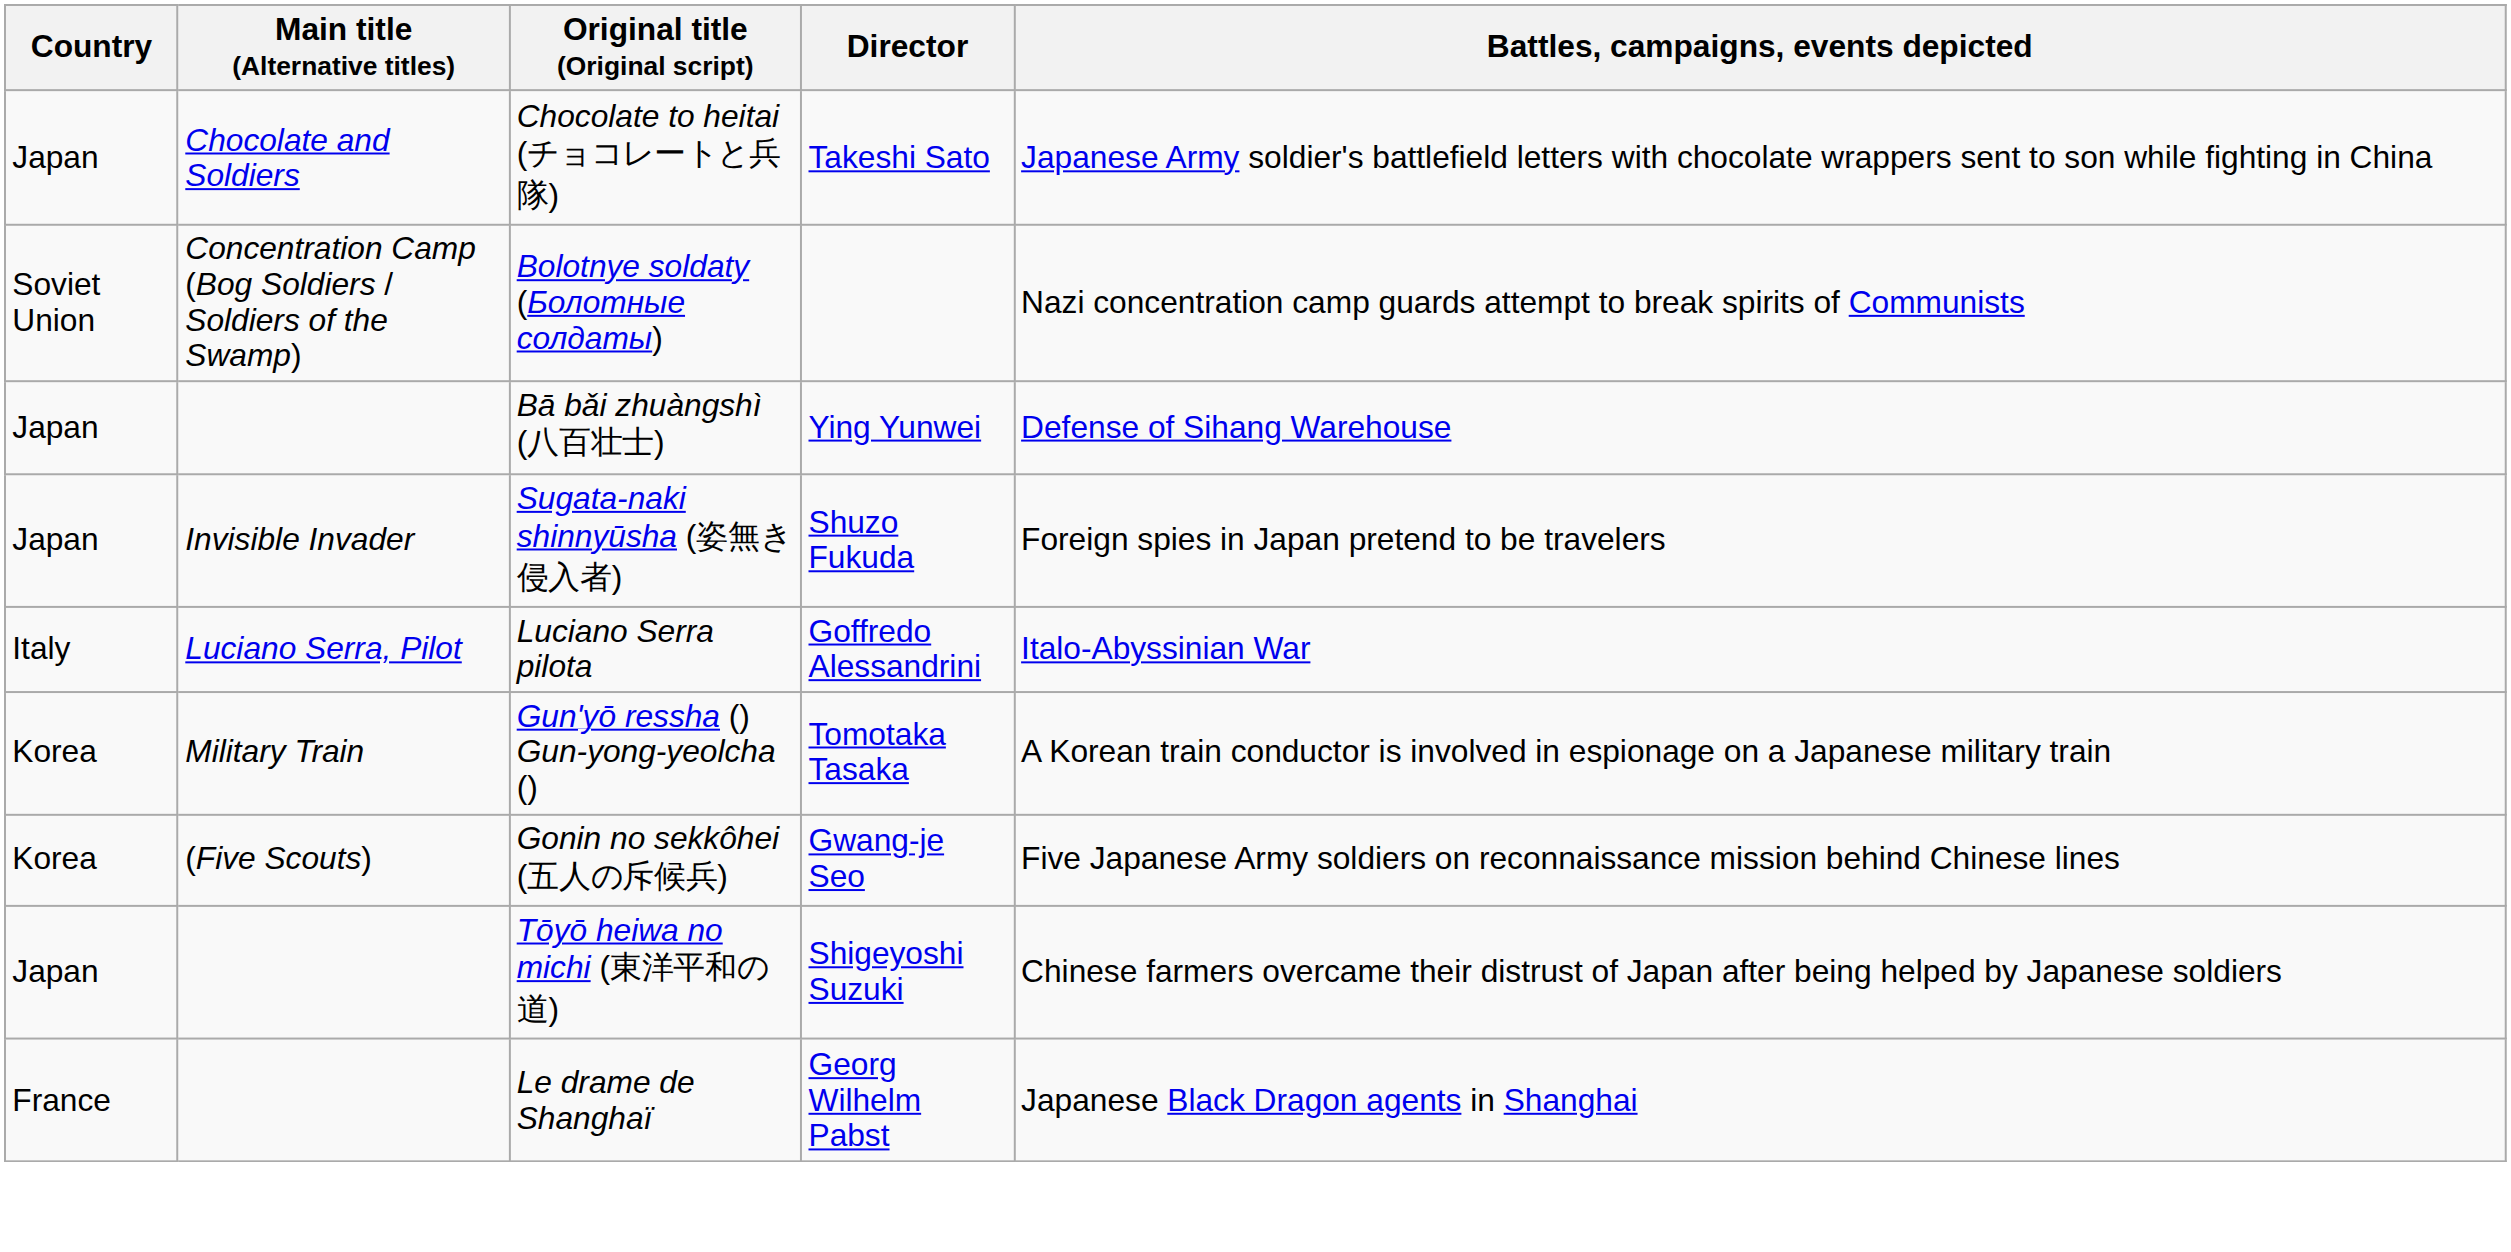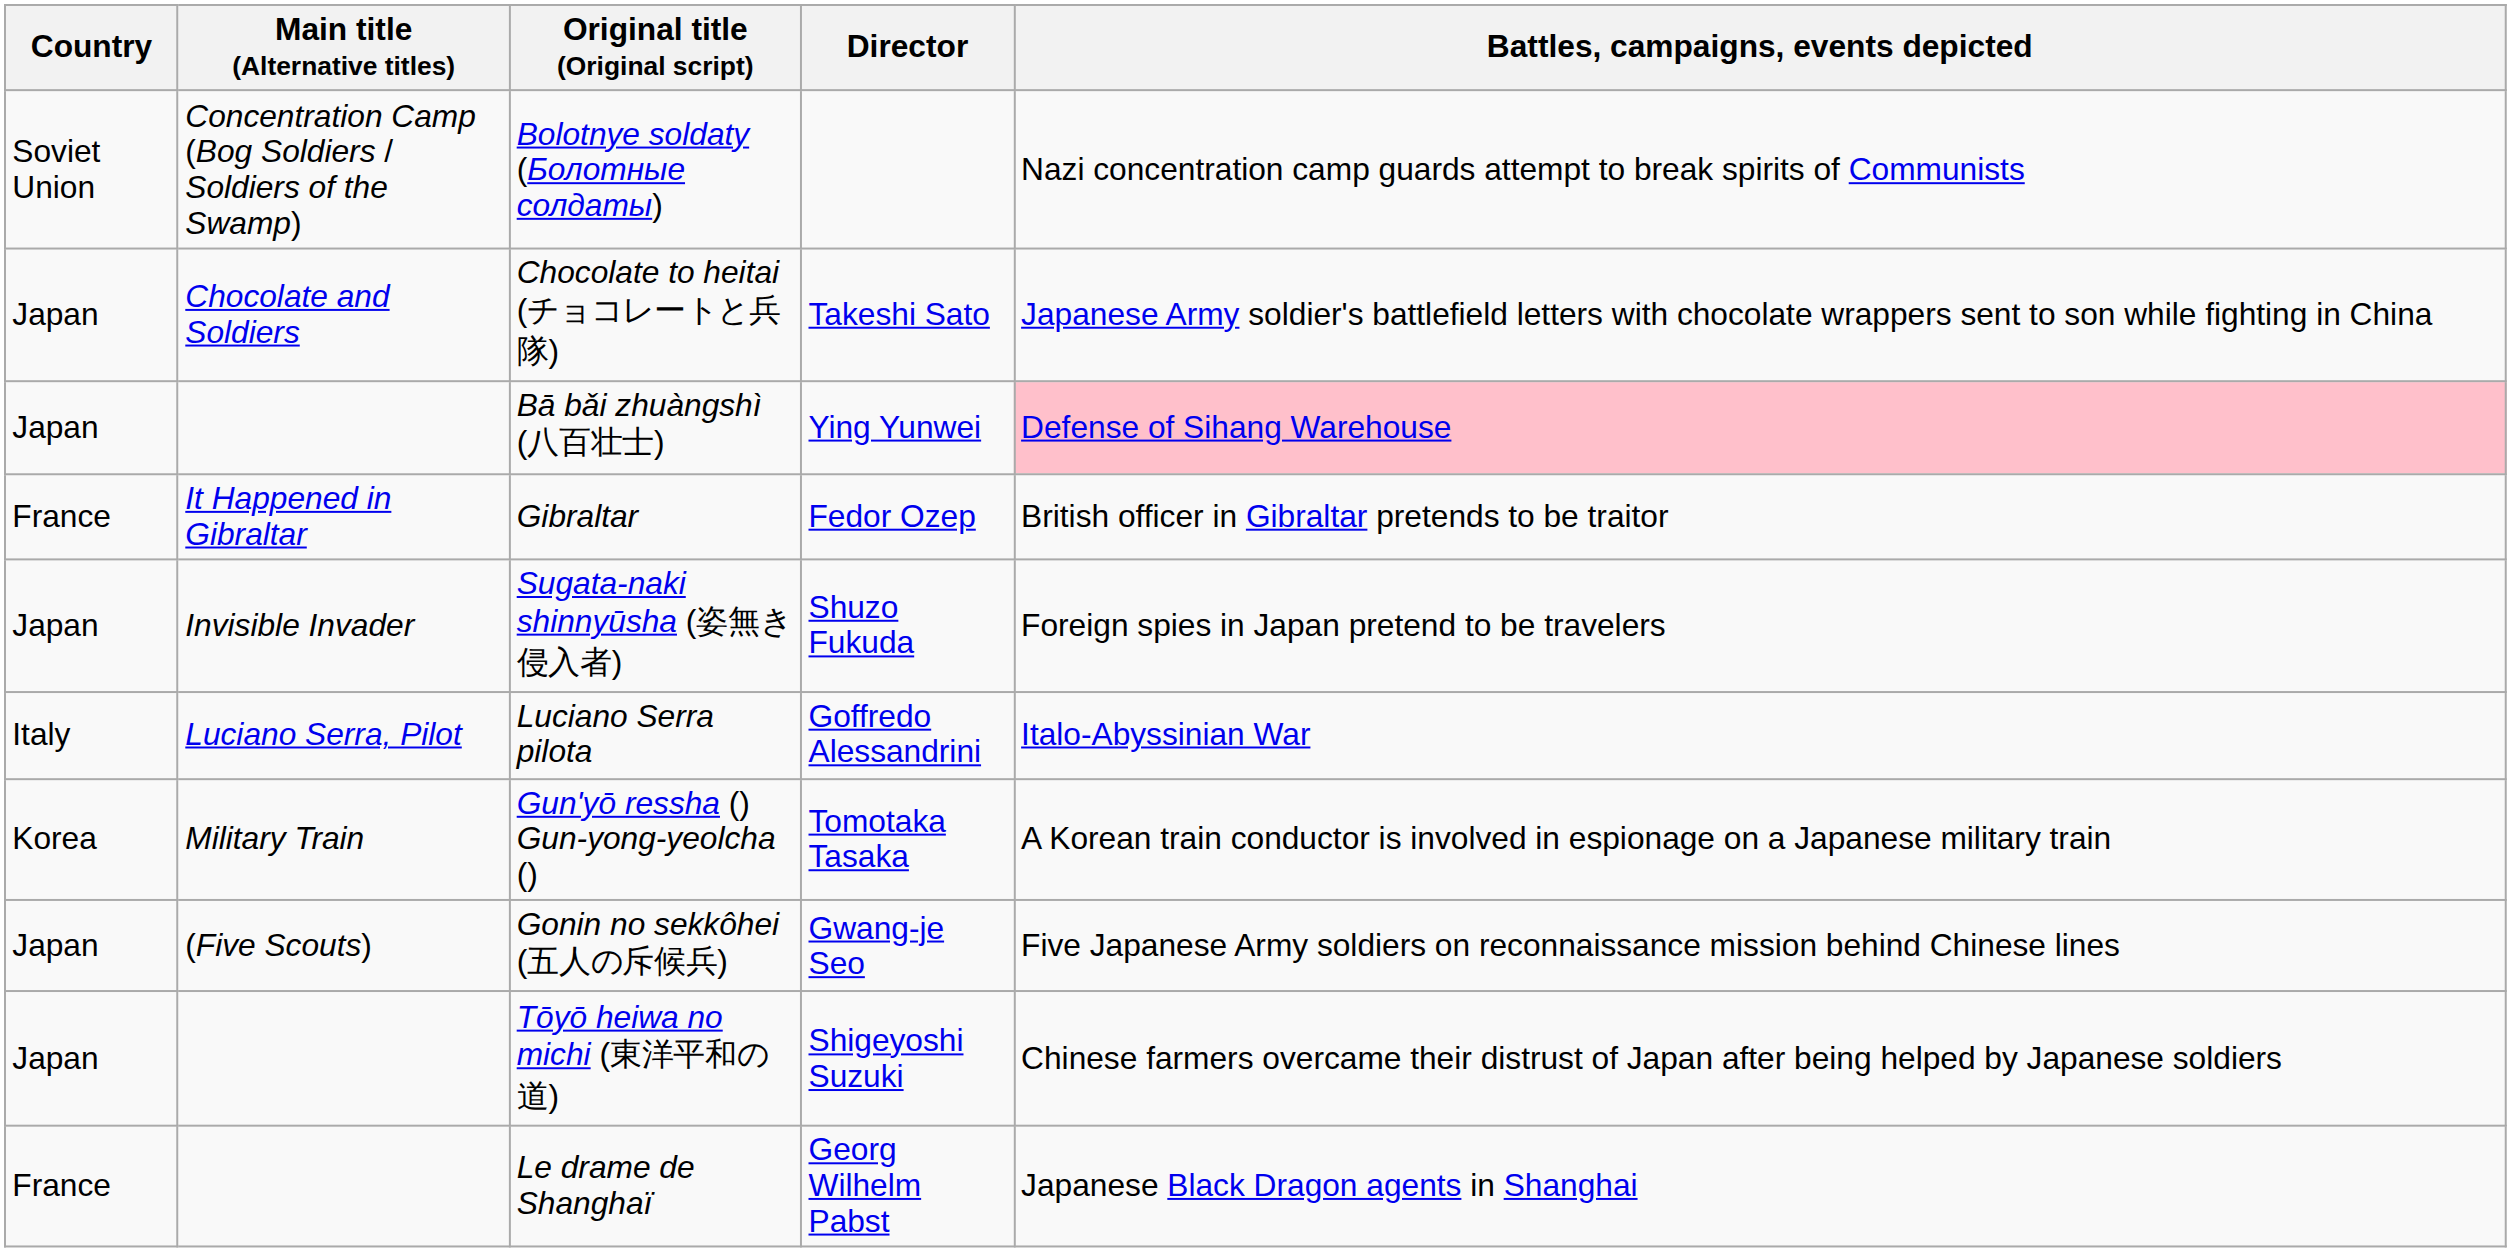rows swapped: (649, 155) <-> (633, 302)
(1236, 426) no background -> (1236, 426) pink background
+ row: (577, 515)
(55, 859) Korea -> (55, 945) Japan
